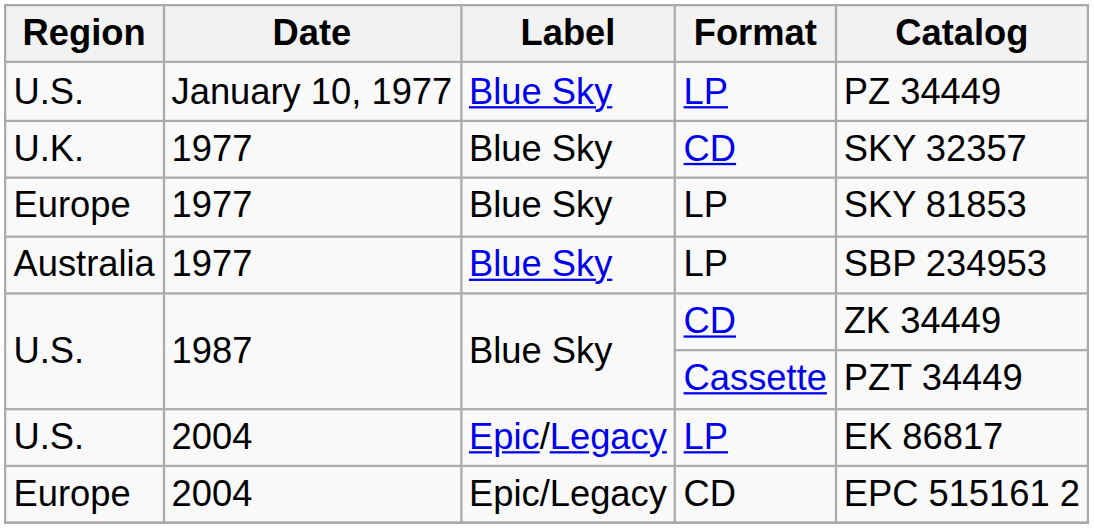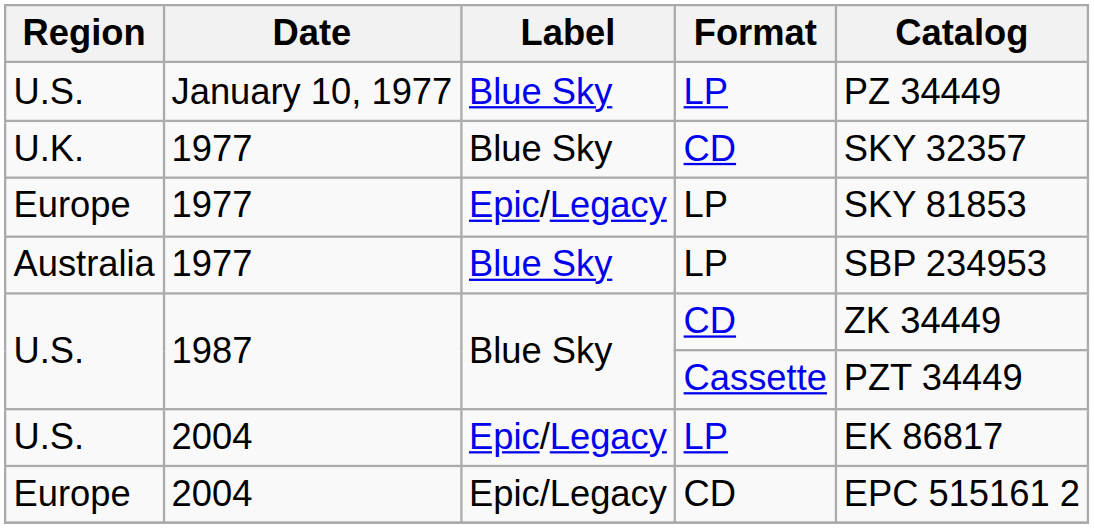(541, 206) Blue Sky -> (568, 206) Epic/Legacy
